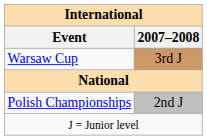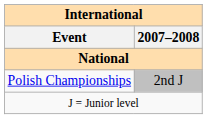- row: (43, 59)
